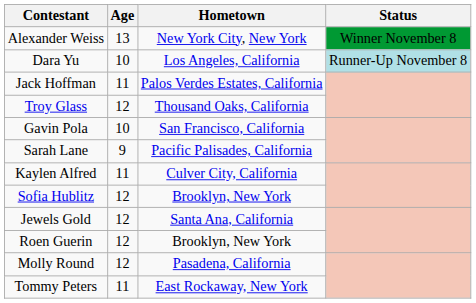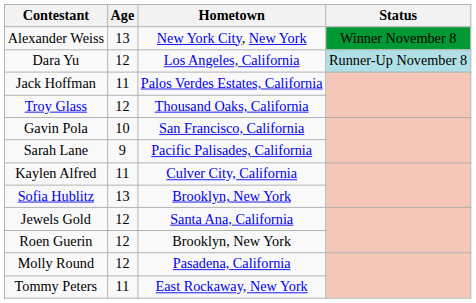(122, 60) 10 -> (122, 60) 12
(122, 196) 12 -> (122, 196) 13
